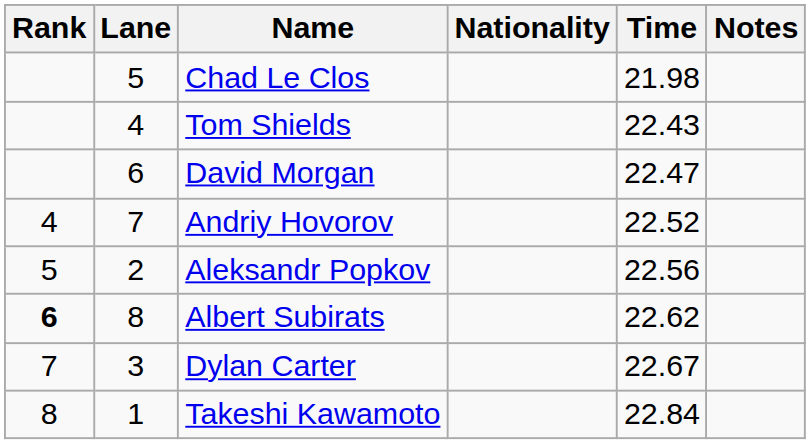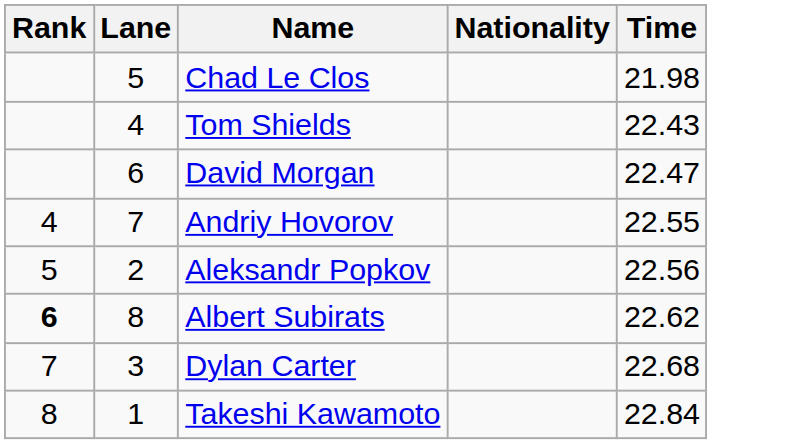- column: (756, 28)
(662, 221) 22.52 -> (662, 221) 22.55
(662, 366) 22.67 -> (662, 366) 22.68
